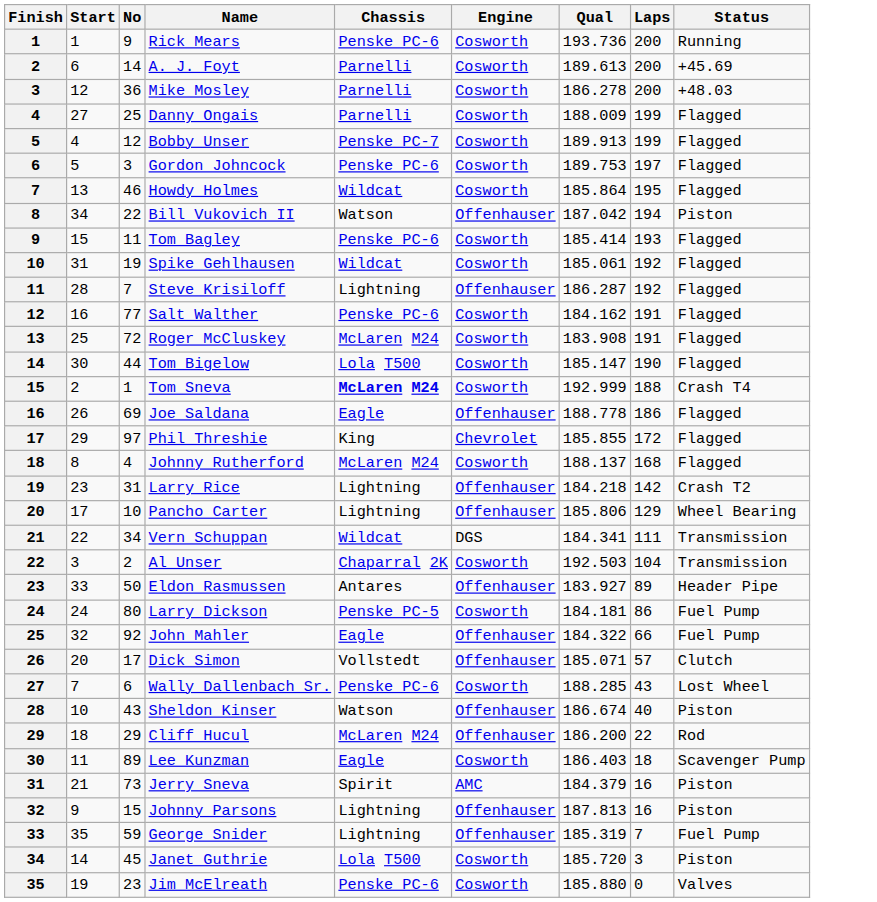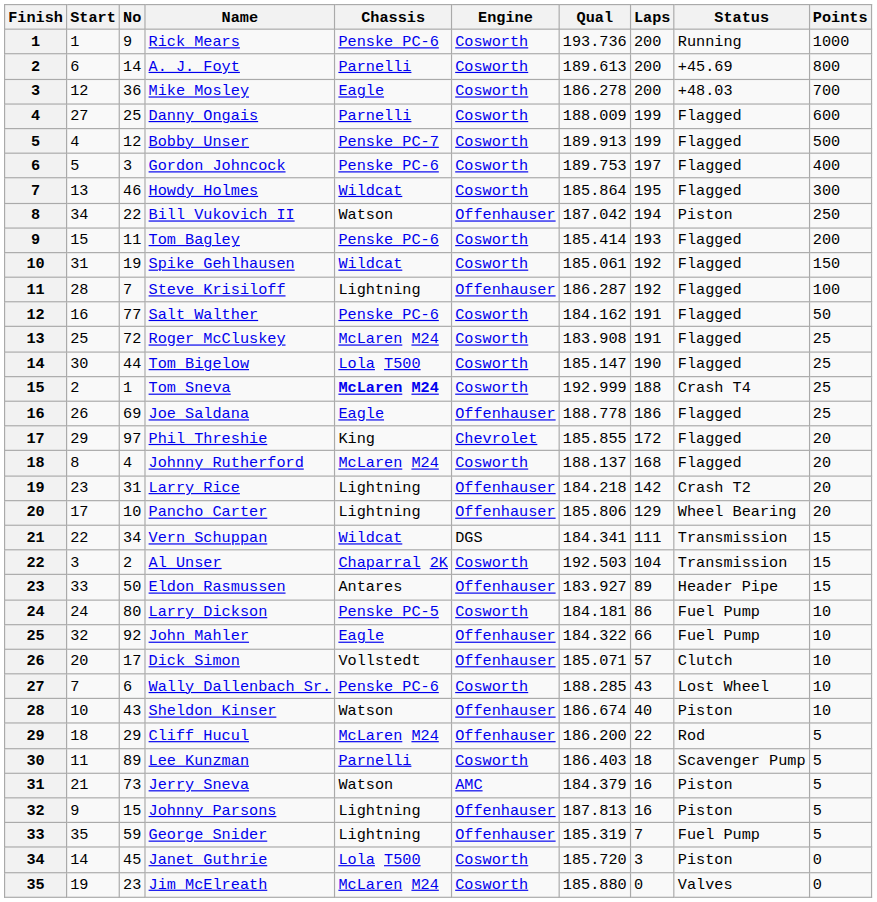+ column: (840, 17)
(375, 91) Parnelli -> (361, 91) Eagle
(361, 761) Eagle -> (375, 761) Parnelli
(366, 785) Spirit -> (366, 785) Watson
(389, 885) Penske PC-6 -> (389, 885) McLaren M24
